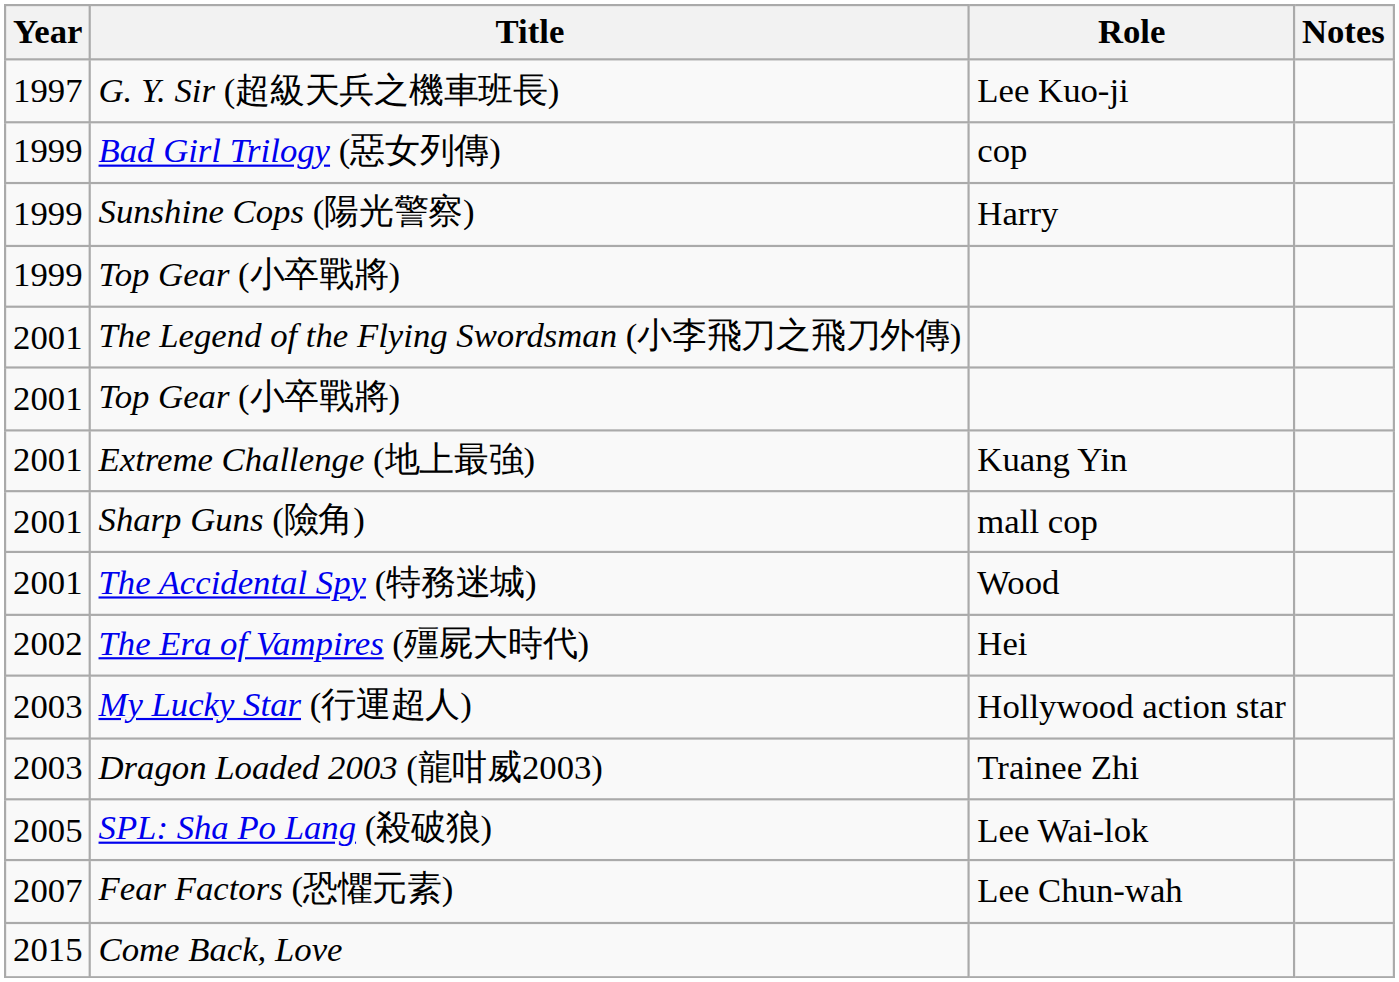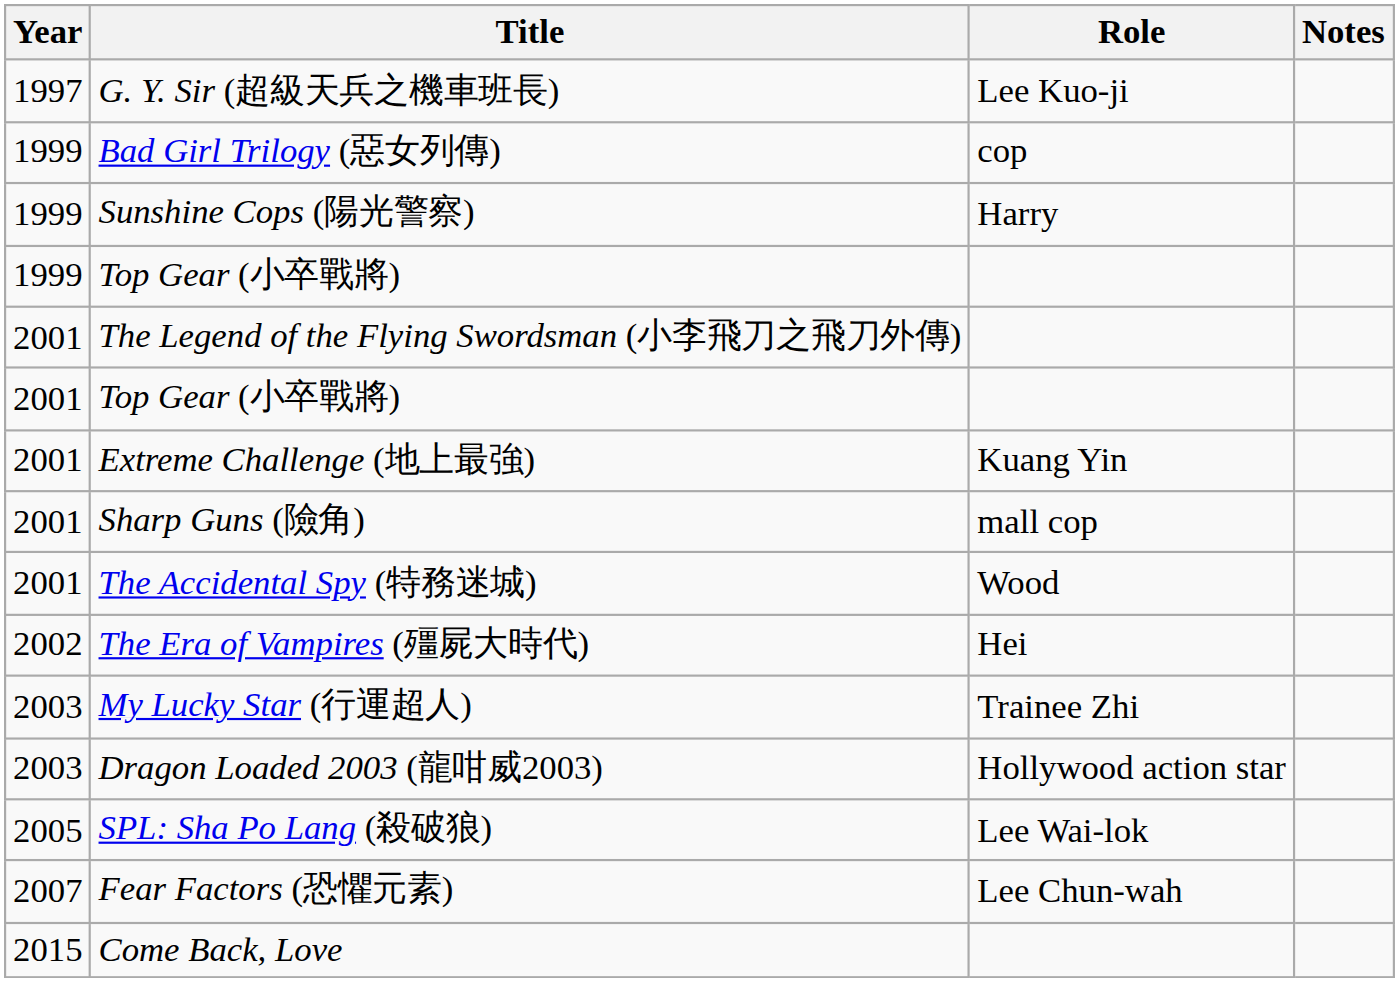(1132, 706) Hollywood action star -> (1058, 706) Trainee Zhi
(1058, 767) Trainee Zhi -> (1132, 767) Hollywood action star
